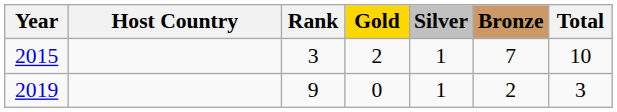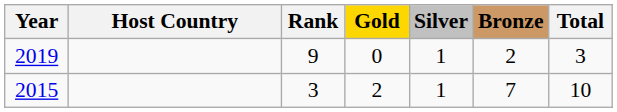rows swapped: (37, 55) <-> (37, 90)
